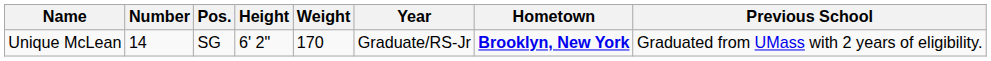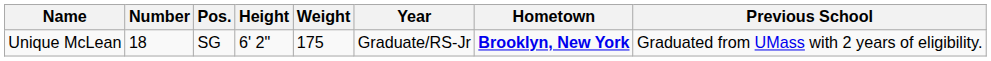(138, 42) 14 -> (138, 42) 18
(310, 42) 170 -> (310, 42) 175
